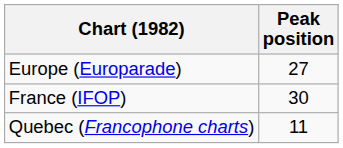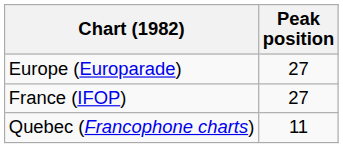(299, 98) 30 -> (299, 98) 27
